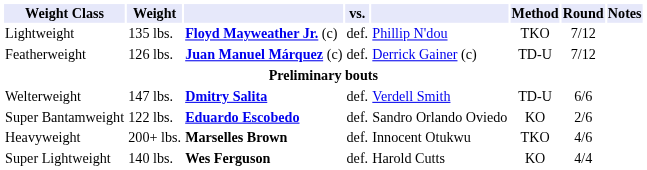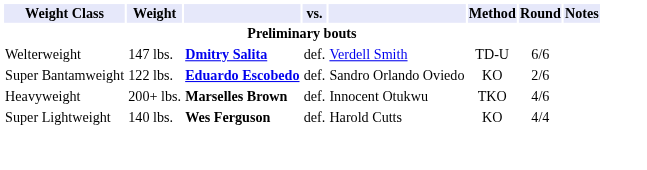- row: (40, 34)
- row: (46, 55)
